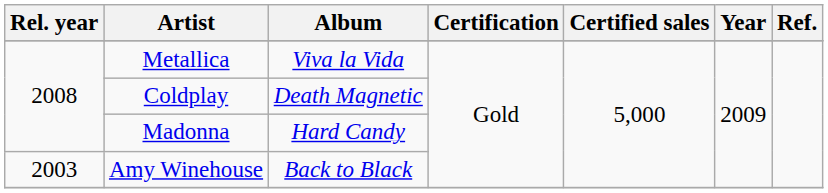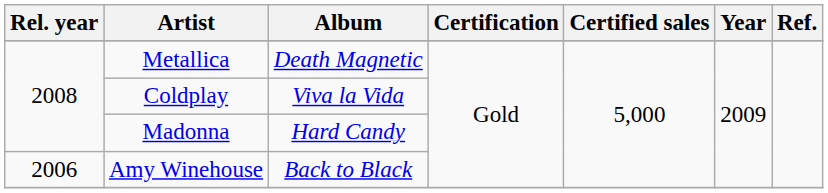(348, 59) Viva la Vida -> (348, 59) Death Magnetic
(348, 95) Death Magnetic -> (348, 95) Viva la Vida
(54, 168) 2003 -> (54, 168) 2006
